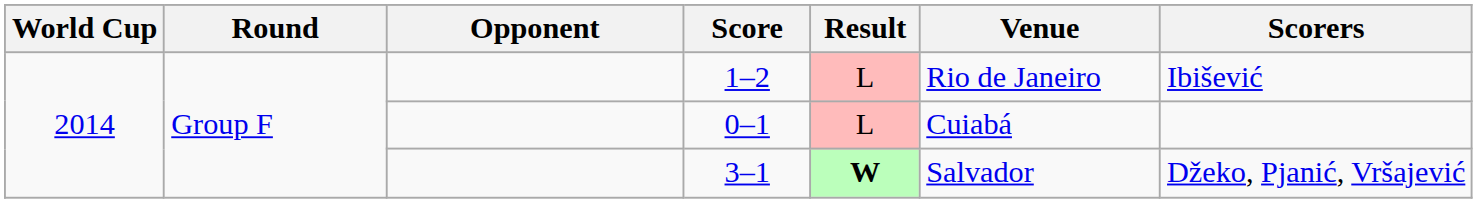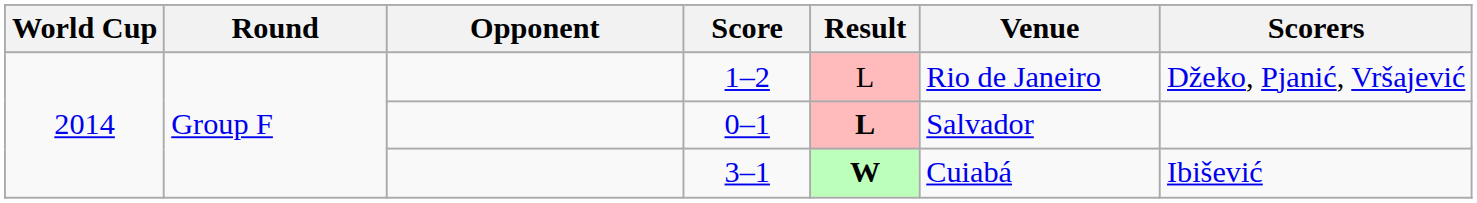(1215, 76) Ibišević -> (1316, 76) Džeko, Pjanić, Vršajević
(865, 124) normal -> (865, 124) bold
(969, 124) Cuiabá -> (980, 124) Salvador
(980, 172) Salvador -> (969, 172) Cuiabá
(1316, 172) Džeko, Pjanić, Vršajević -> (1215, 172) Ibišević
